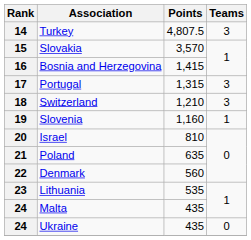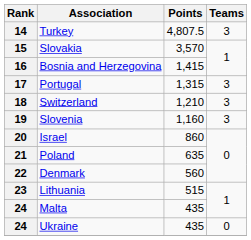(227, 119) 1 -> (227, 119) 3
(195, 137) 810 -> (195, 137) 860
(195, 191) 535 -> (195, 191) 515
